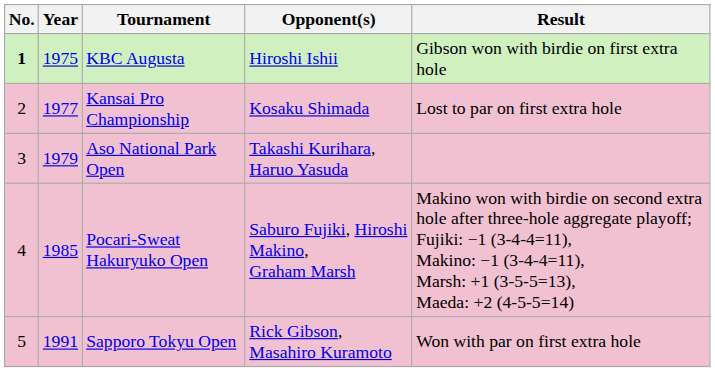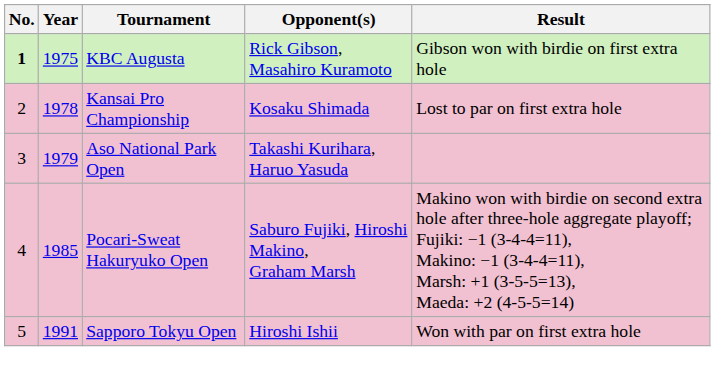(294, 58) Hiroshi Ishii -> (321, 58) Rick Gibson, Masahiro Kuramoto
(60, 108) 1977 -> (60, 108) 1978
(321, 342) Rick Gibson, Masahiro Kuramoto -> (294, 331) Hiroshi Ishii
